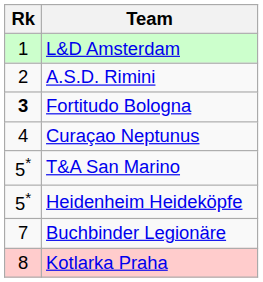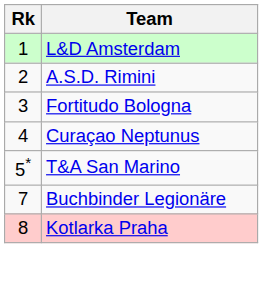(23, 106) bold -> (23, 106) normal
- row: (144, 201)
